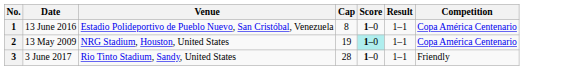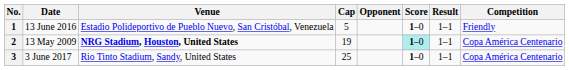+ column: (380, 12)
(347, 27) 8 -> (347, 27) 5
(467, 27) Copa América Centenario -> (479, 27) Friendly
(155, 42) normal -> (159, 42) bold
(347, 57) 28 -> (347, 57) 25
(433, 57) Friendly -> (513, 57) Copa América Centenario
